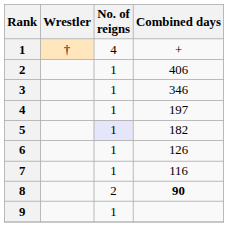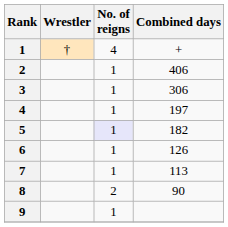(178, 89) 346 -> (178, 89) 306
(178, 171) 116 -> (178, 171) 113
(178, 191) bold -> (178, 191) normal
